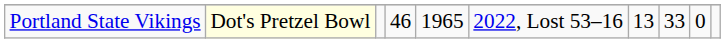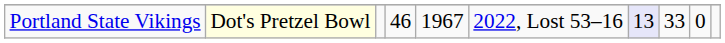(442, 21) 1965 -> (442, 21) 1967
(643, 21) no background -> (643, 21) lavender background
